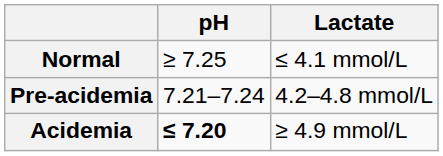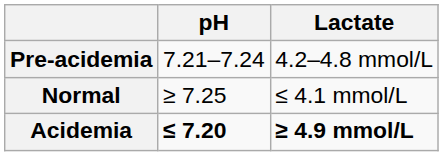rows swapped: (81, 58) <-> (81, 95)
(341, 131) normal -> (345, 131) bold
